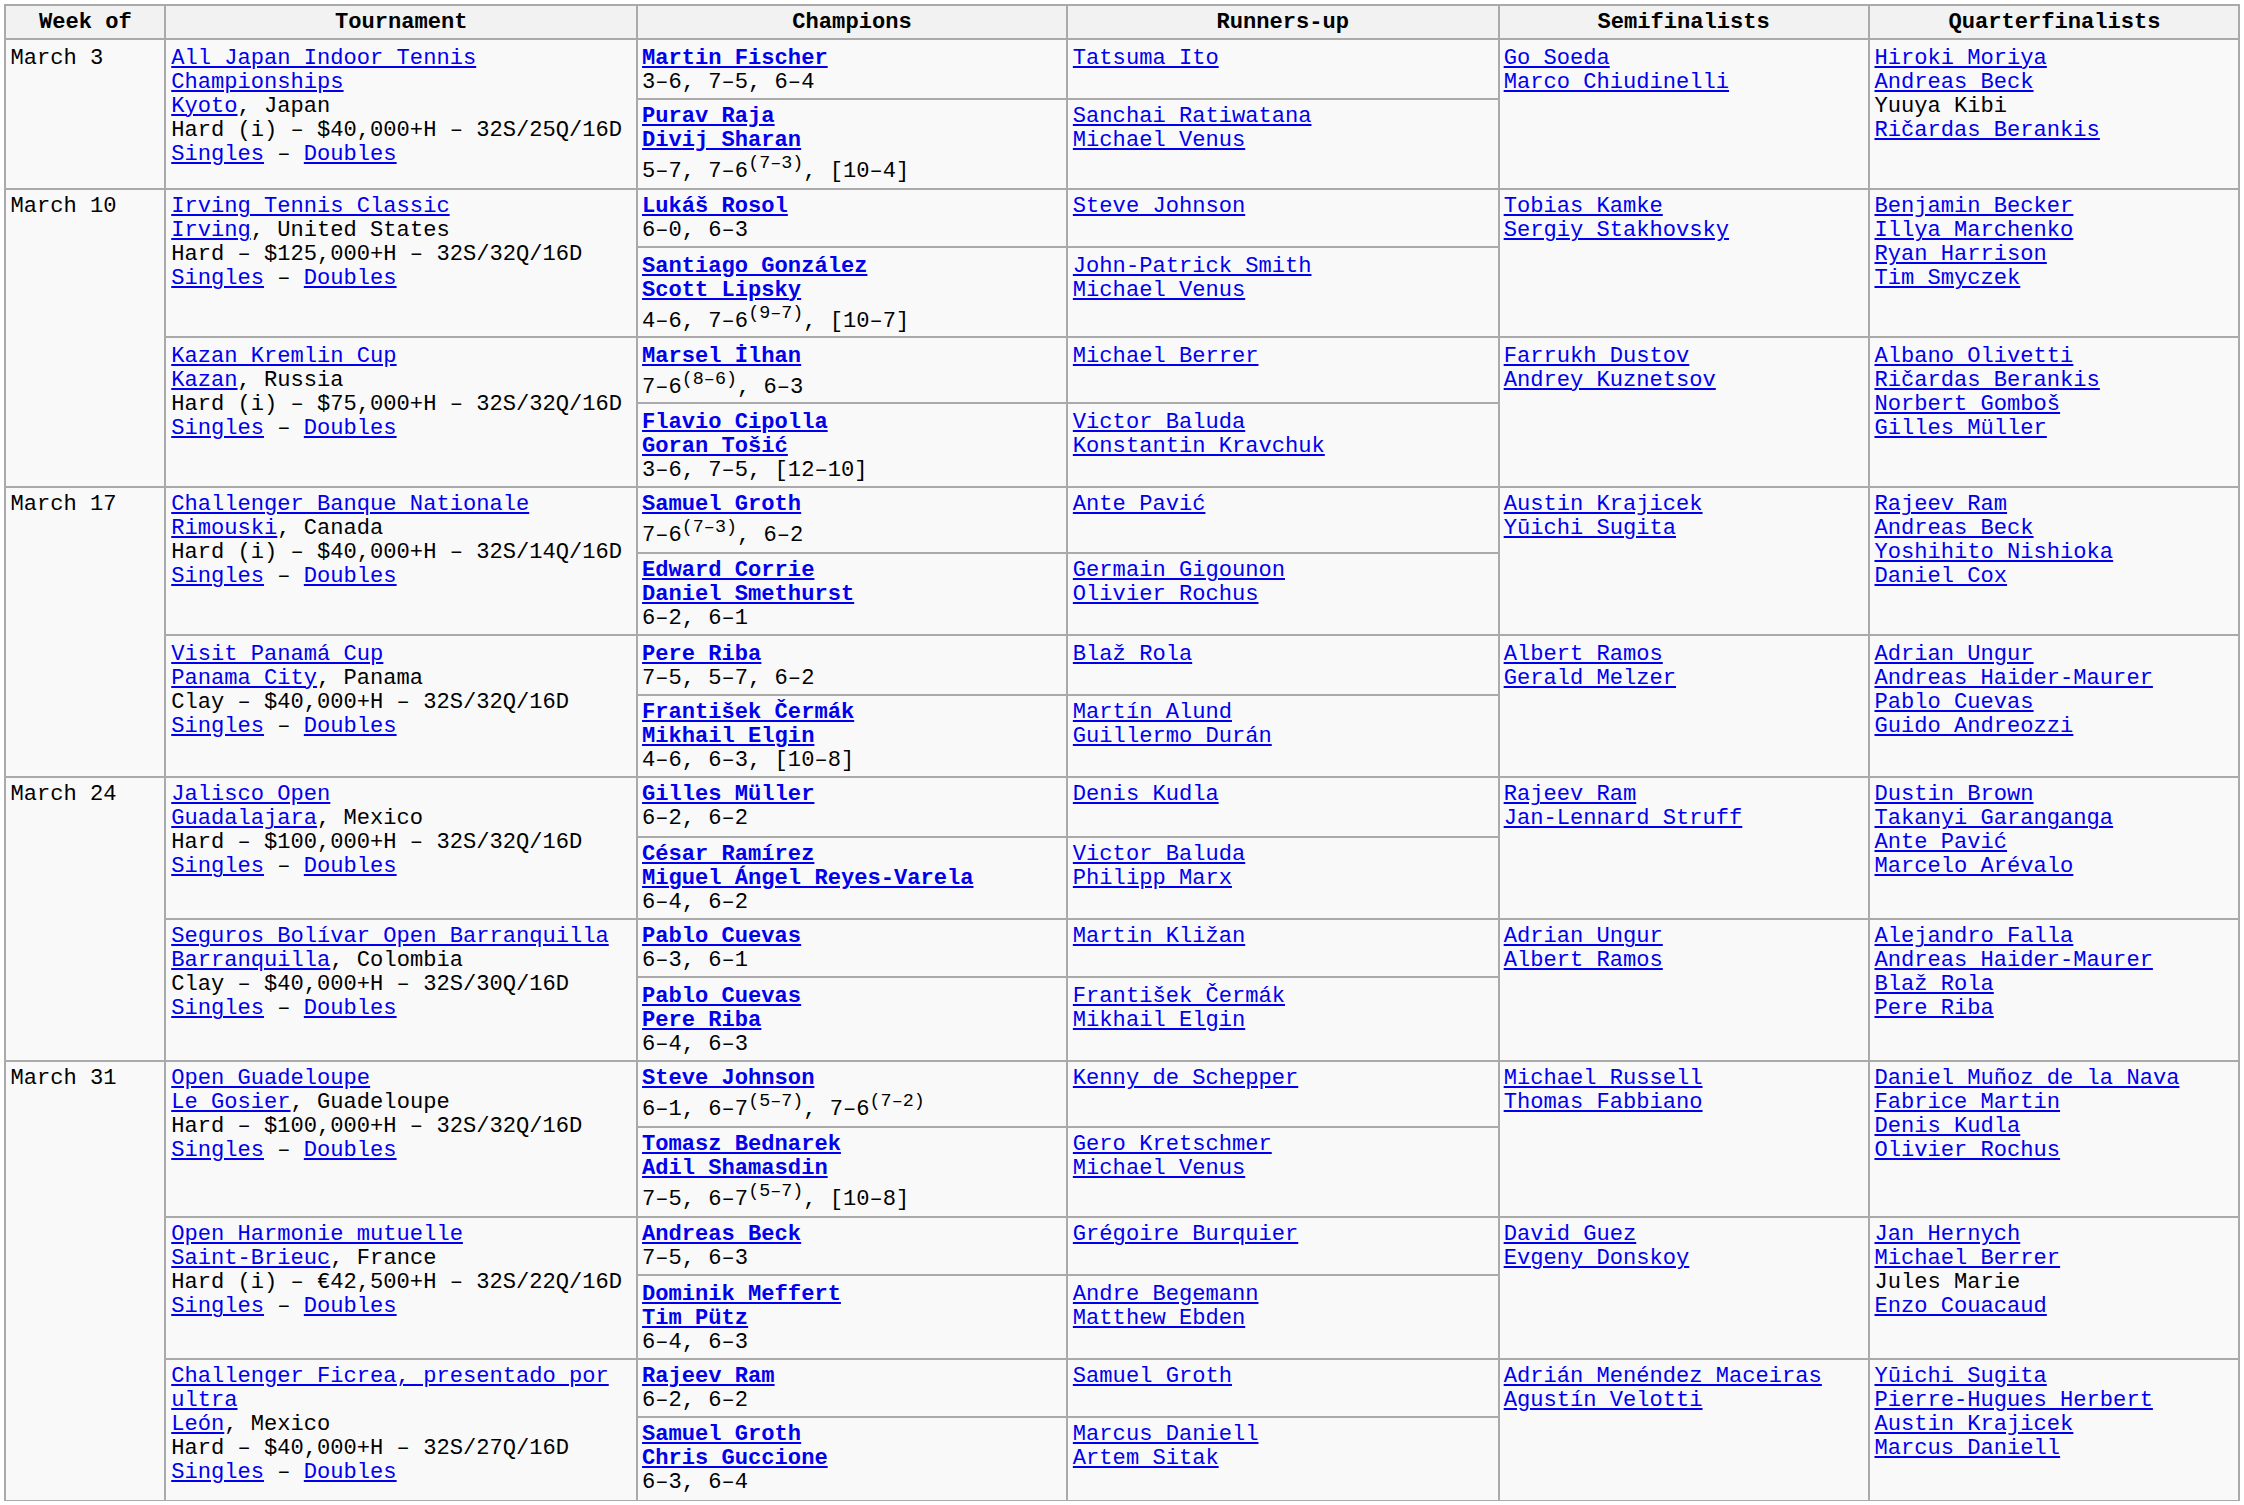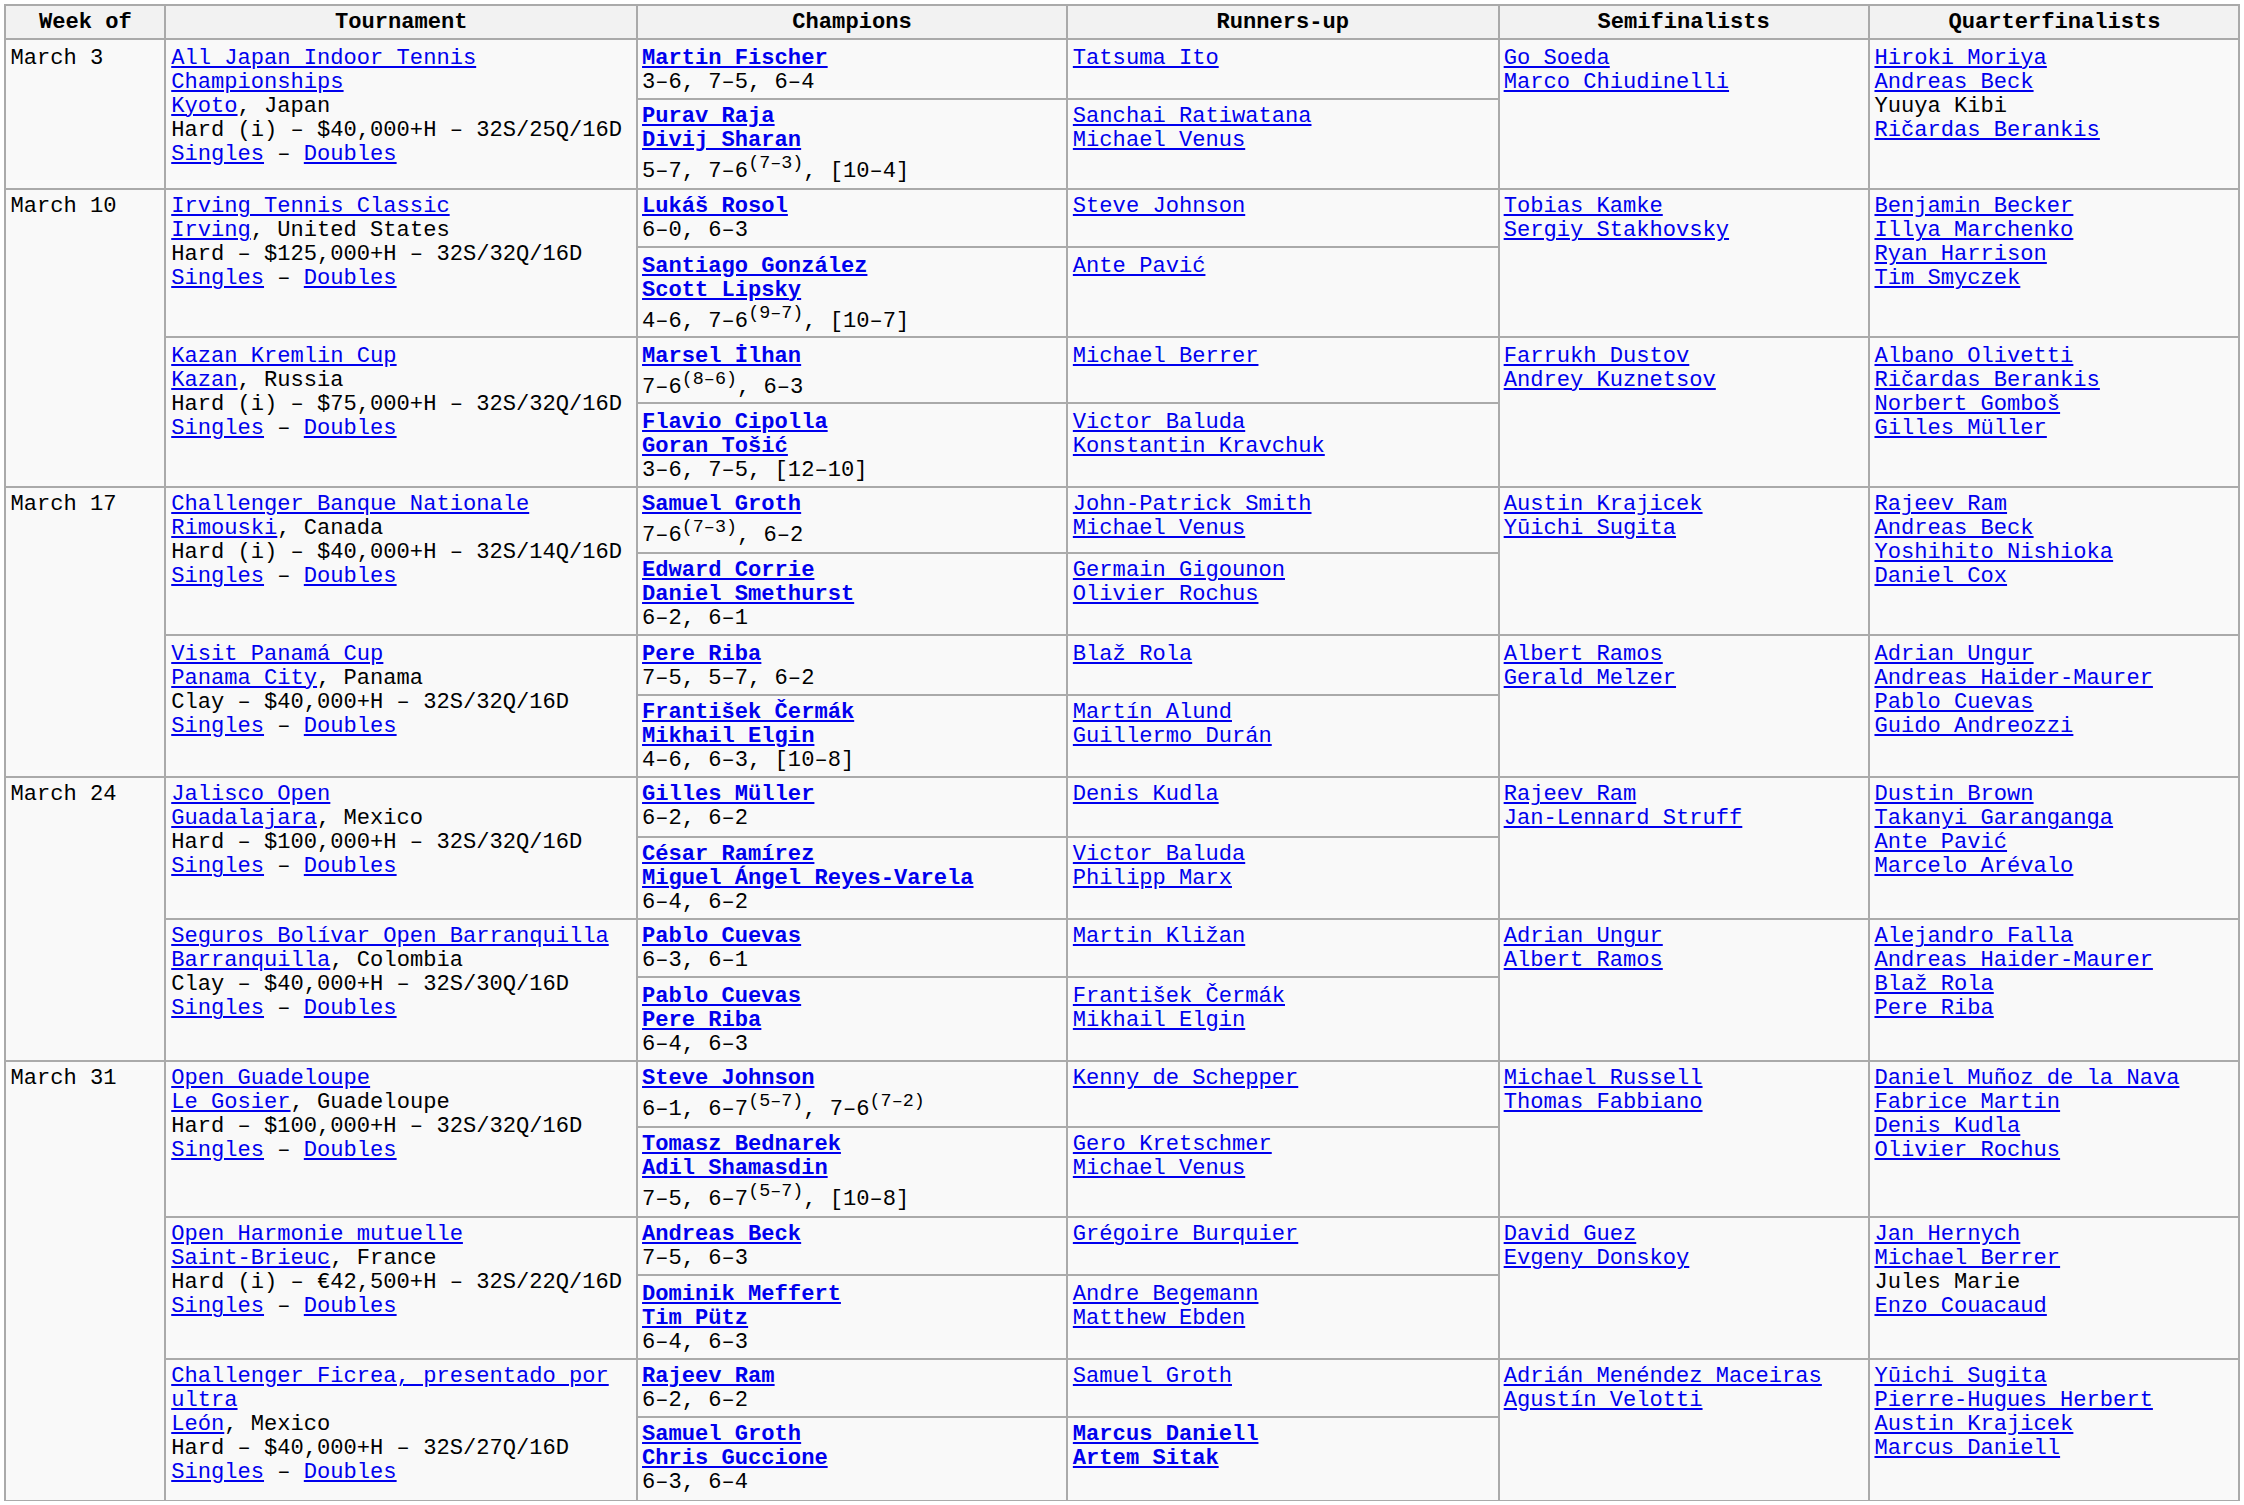(1192, 277) John-Patrick Smith Michael Venus -> (1139, 265) Ante Pavić
(1139, 504) Ante Pavić -> (1192, 516) John-Patrick Smith Michael Venus
(1166, 1447) normal -> (1166, 1447) bold
